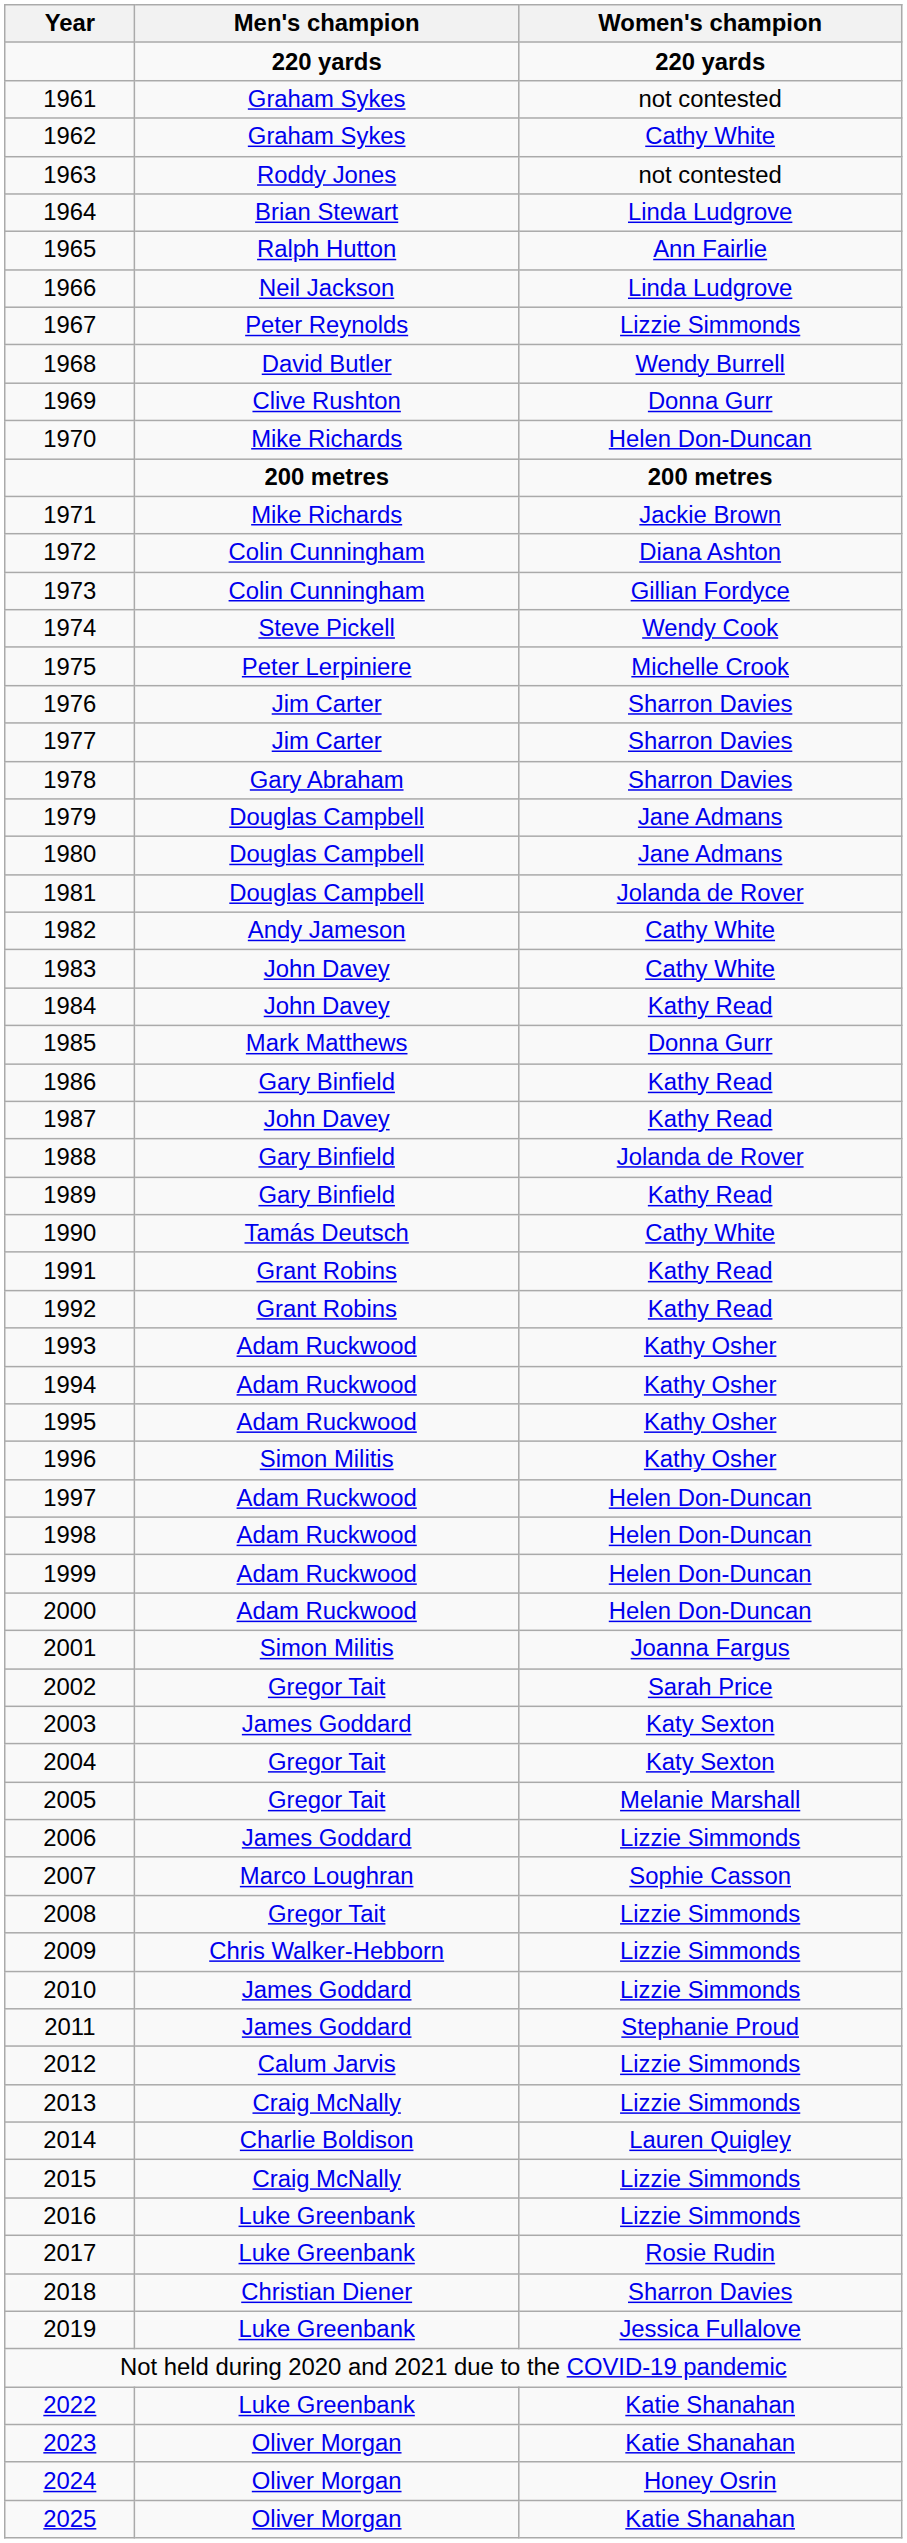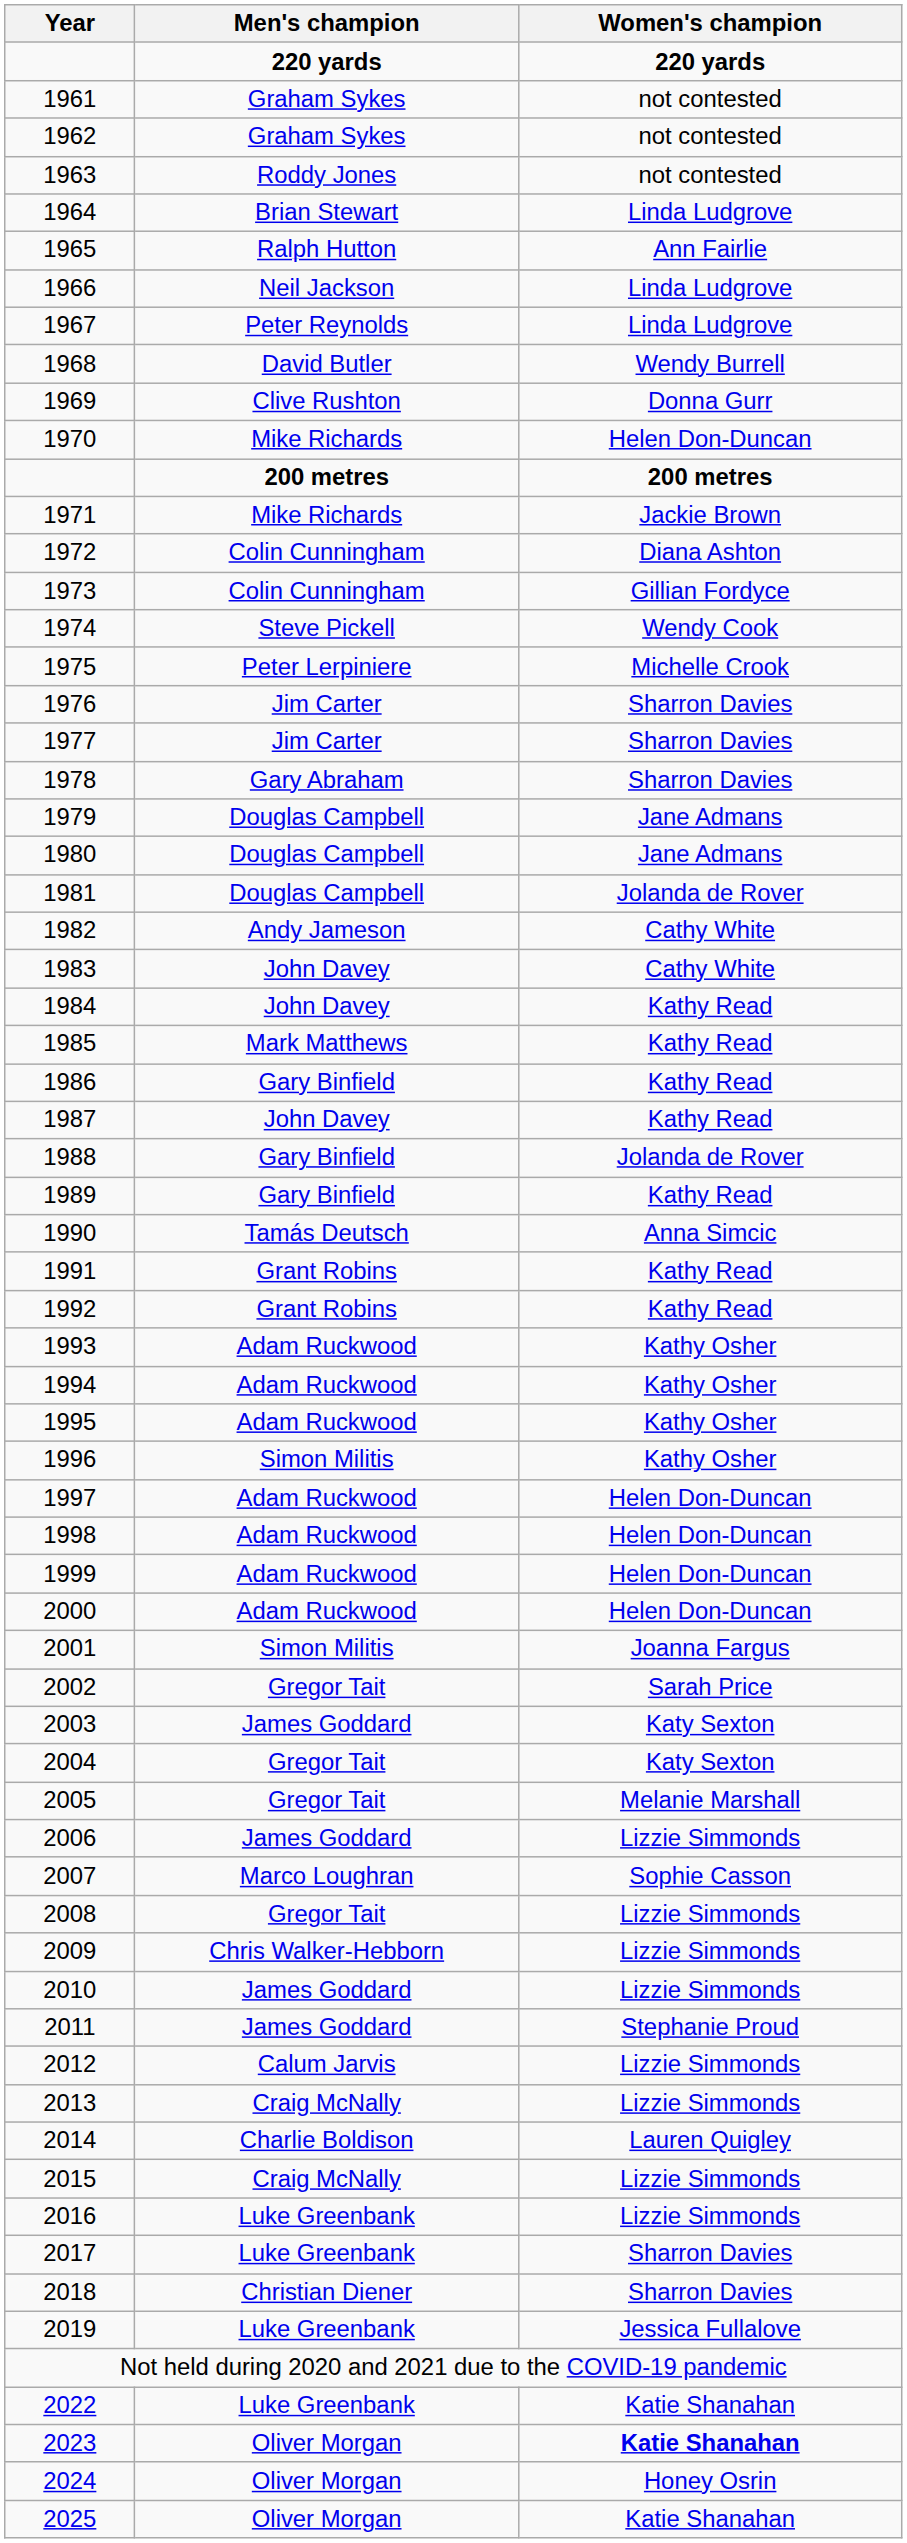(710, 136) Cathy White -> (710, 136) not contested
(710, 325) Lizzie Simmonds -> (710, 325) Linda Ludgrove
(710, 1044) Donna Gurr -> (710, 1044) Kathy Read
(710, 1233) Cathy White -> (710, 1233) Anna Simcic
(710, 2254) Rosie Rudin -> (710, 2254) Sharron Davies
(710, 2443) normal -> (710, 2443) bold
